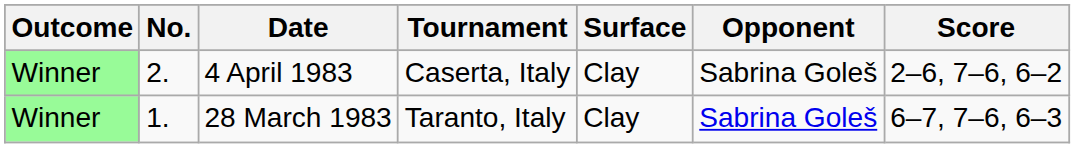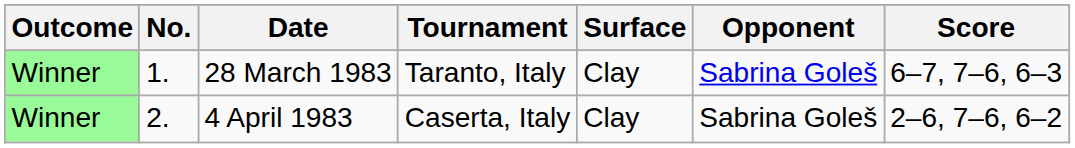rows swapped: (298, 117) <-> (279, 72)
